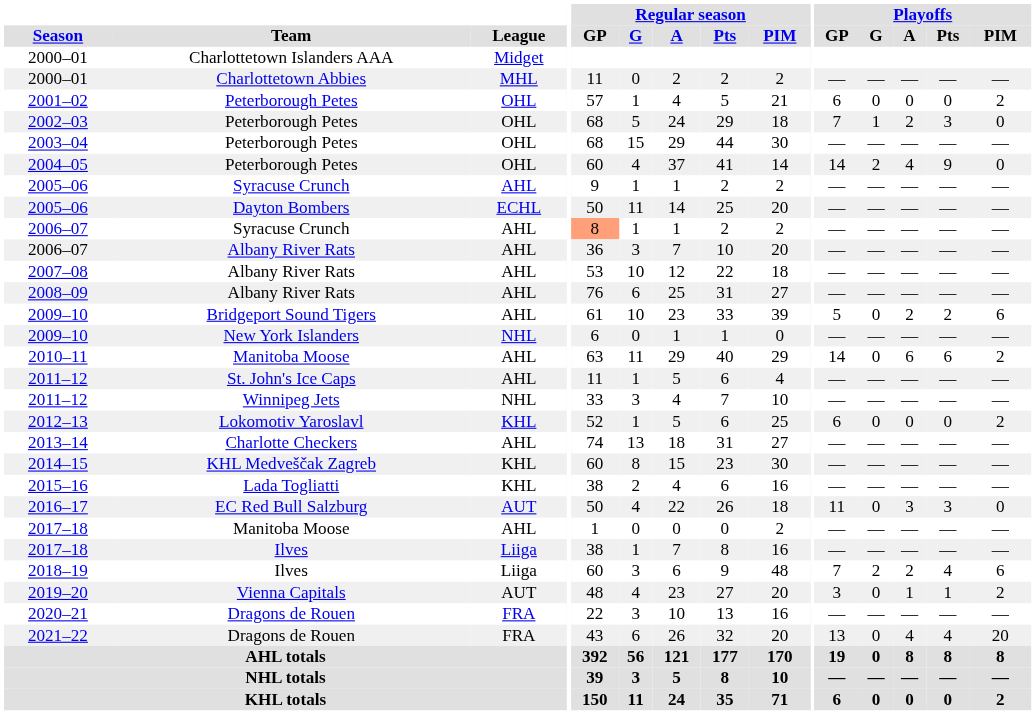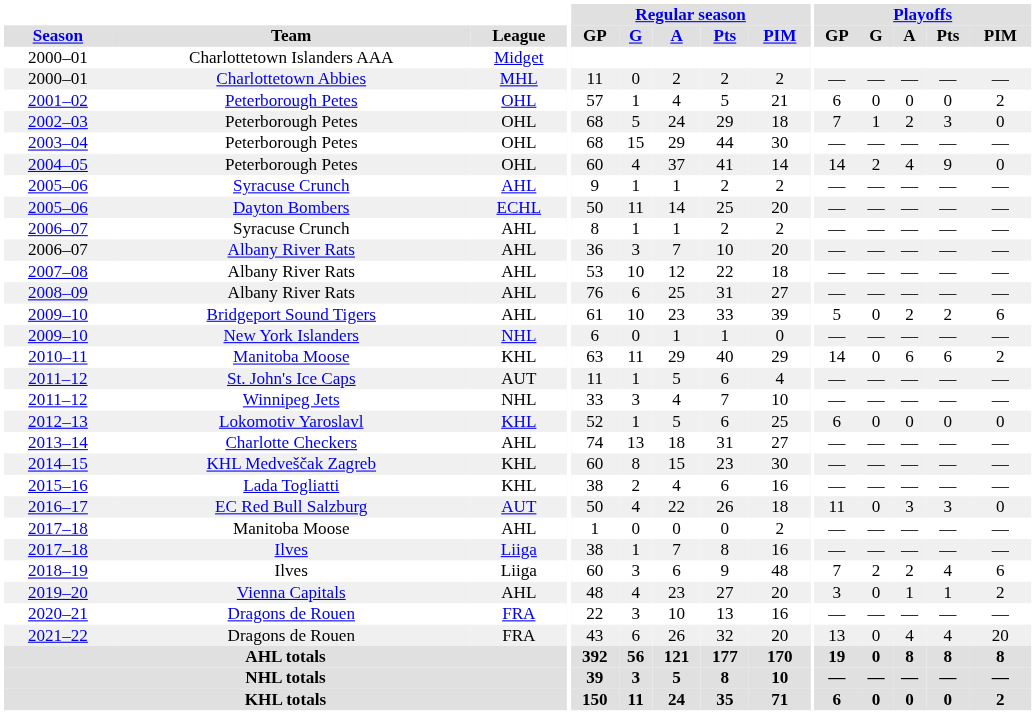(595, 228) lightsalmon background -> (595, 228) no background
(519, 357) AHL -> (519, 357) KHL
(519, 378) AHL -> (519, 378) AUT
(1000, 421) 2 -> (1000, 421) 0
(519, 592) AUT -> (519, 592) AHL
